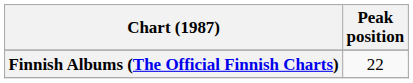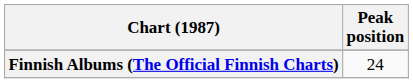(375, 63) 22 -> (375, 63) 24
